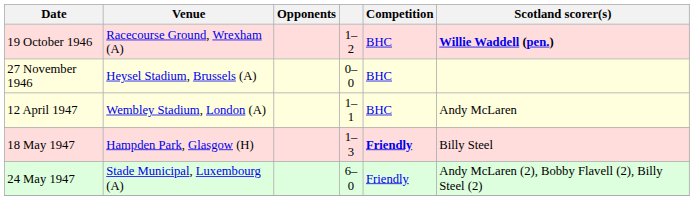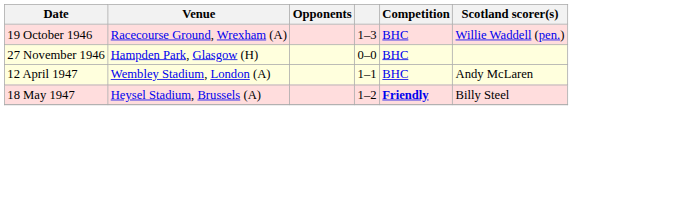(351, 41) 1–2 -> (367, 34) 1–3
(496, 41) bold -> (510, 34) normal
(181, 75) Heysel Stadium, Brussels (A) -> (184, 54) Hampden Park, Glasgow (H)
(180, 144) Hampden Park, Glasgow (H) -> (186, 94) Heysel Stadium, Brussels (A)
(351, 144) 1–3 -> (367, 94) 1–2
- row: (41, 178)
